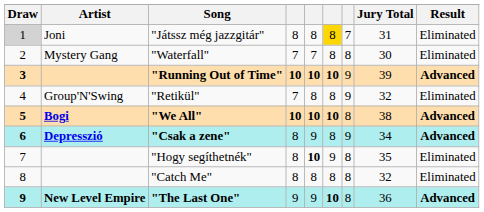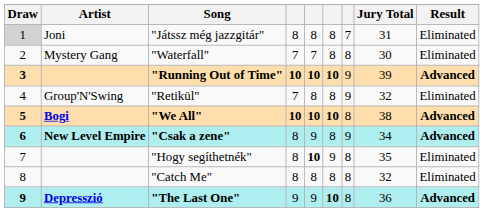(332, 34) gold background -> (332, 34) no background
(73, 136) Depresszió -> (95, 136) New Level Empire
(95, 197) New Level Empire -> (73, 197) Depresszió
